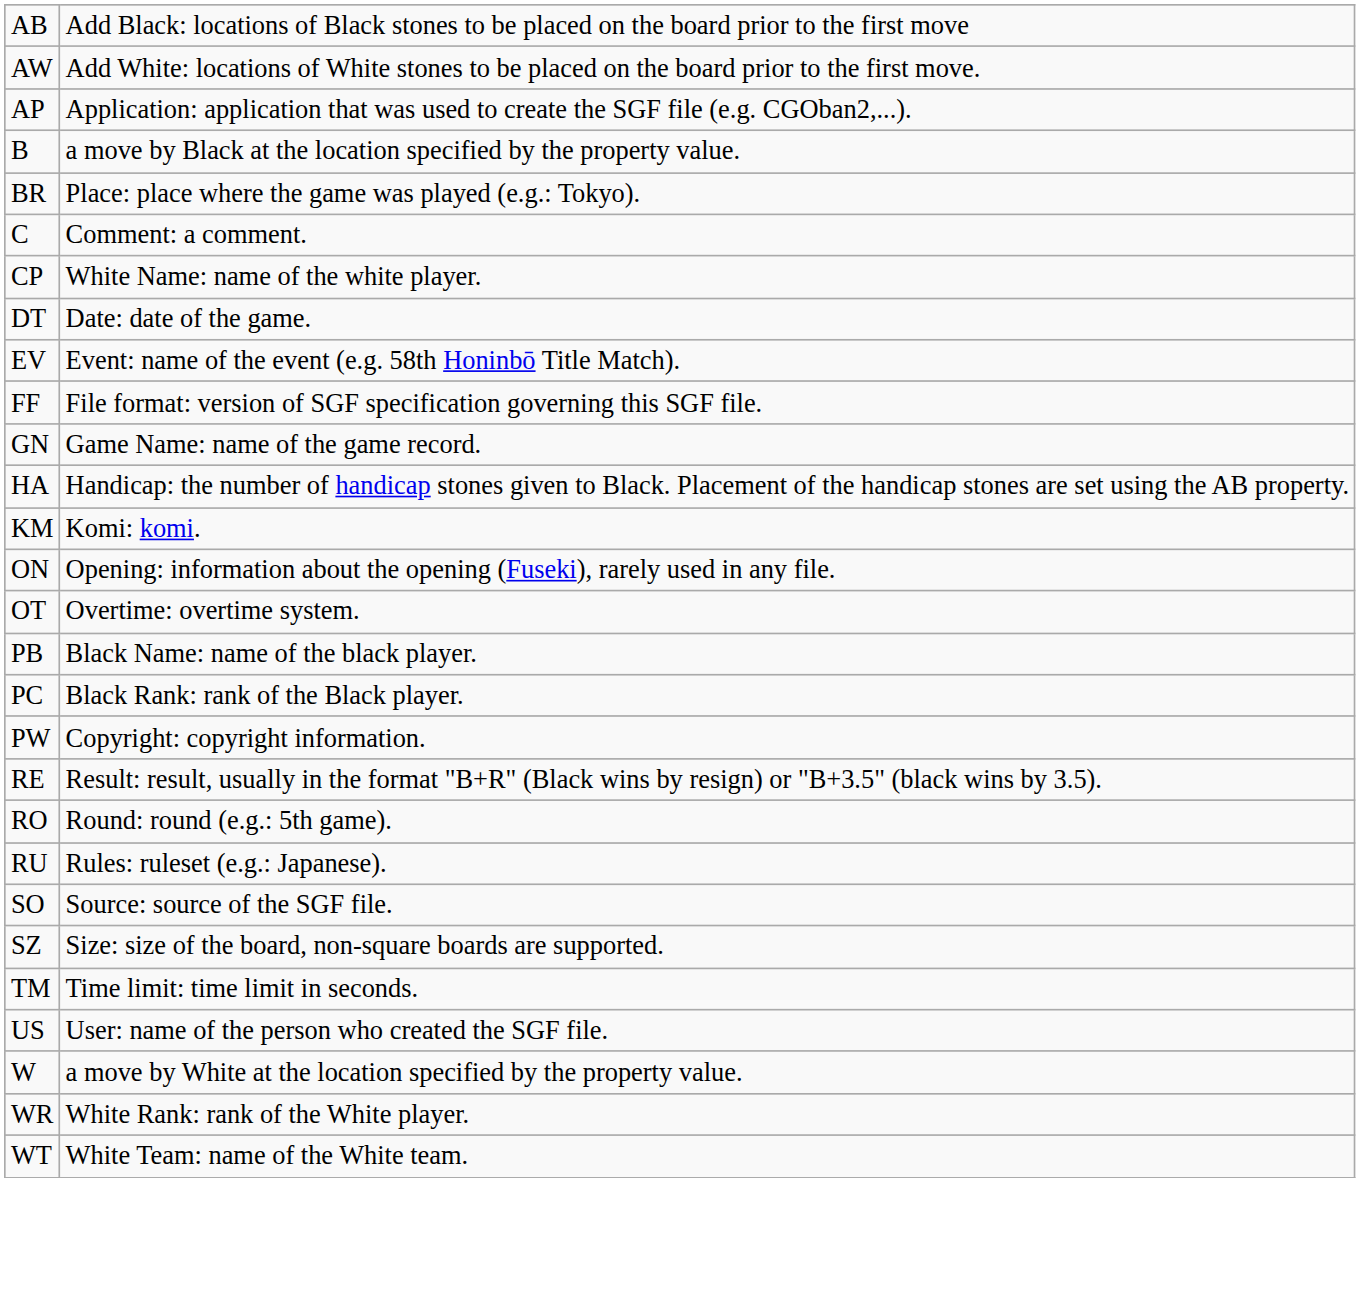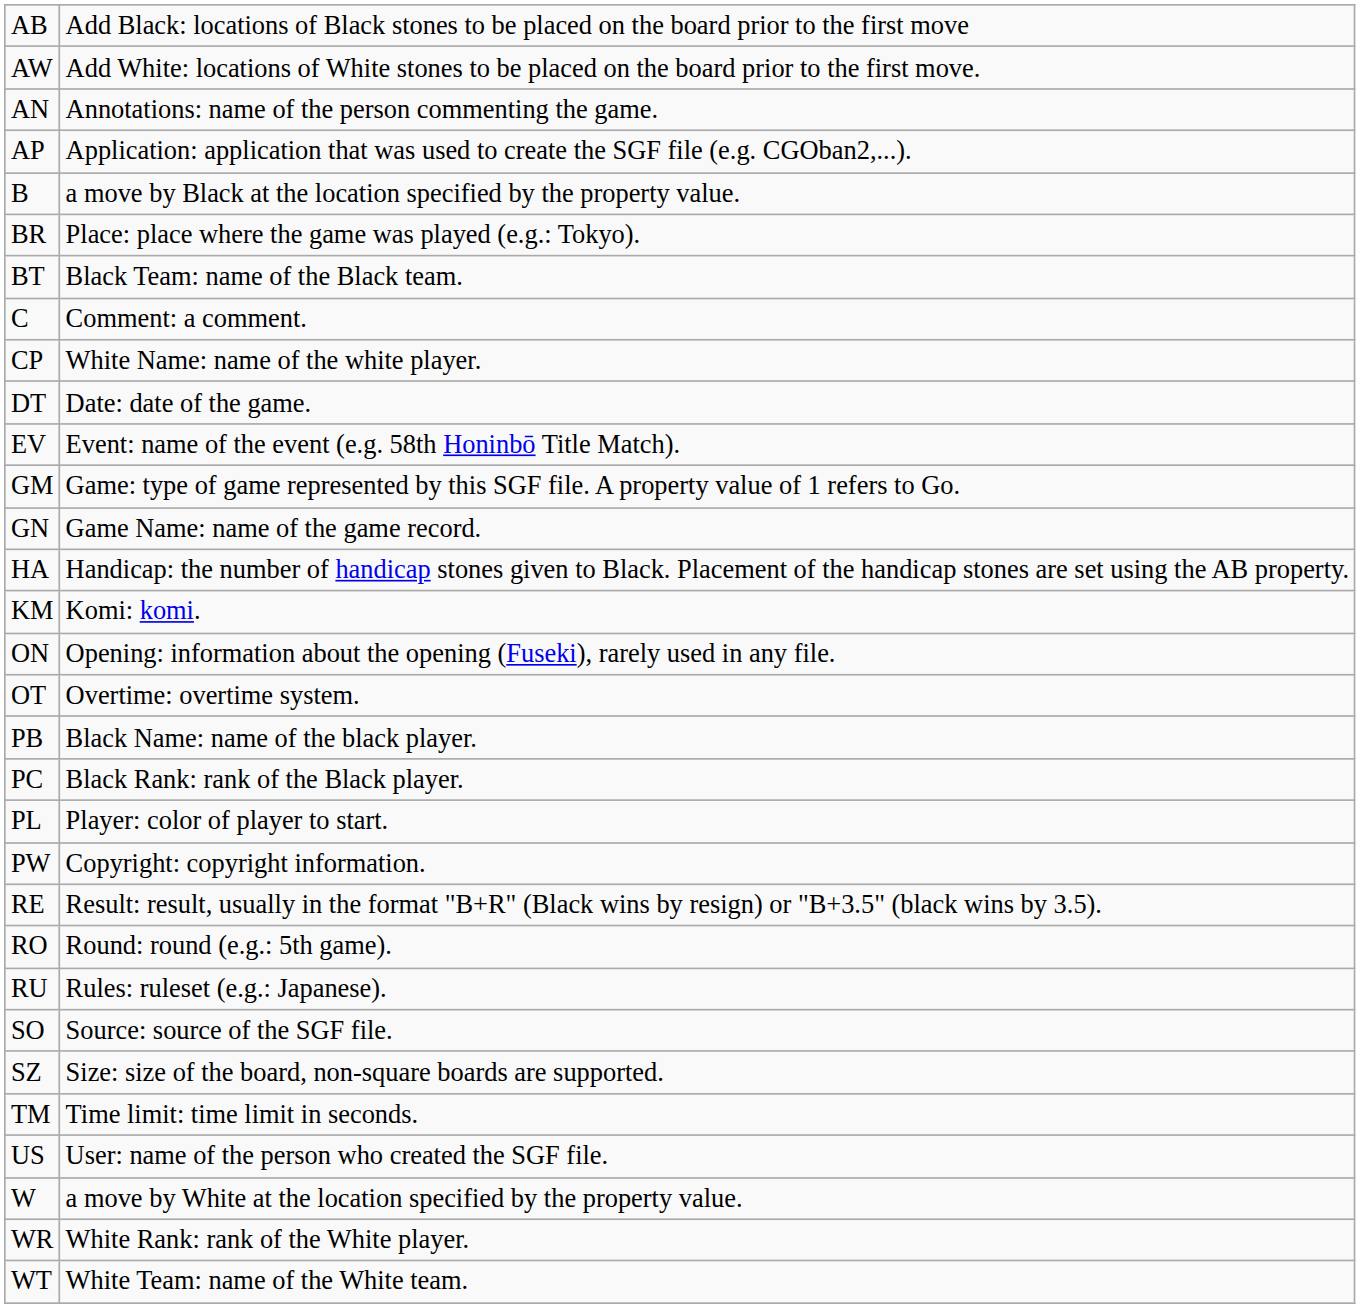+ row: (30, 109)
+ row: (28, 276)
- row: (26, 402)
+ row: (32, 485)
+ row: (26, 820)
